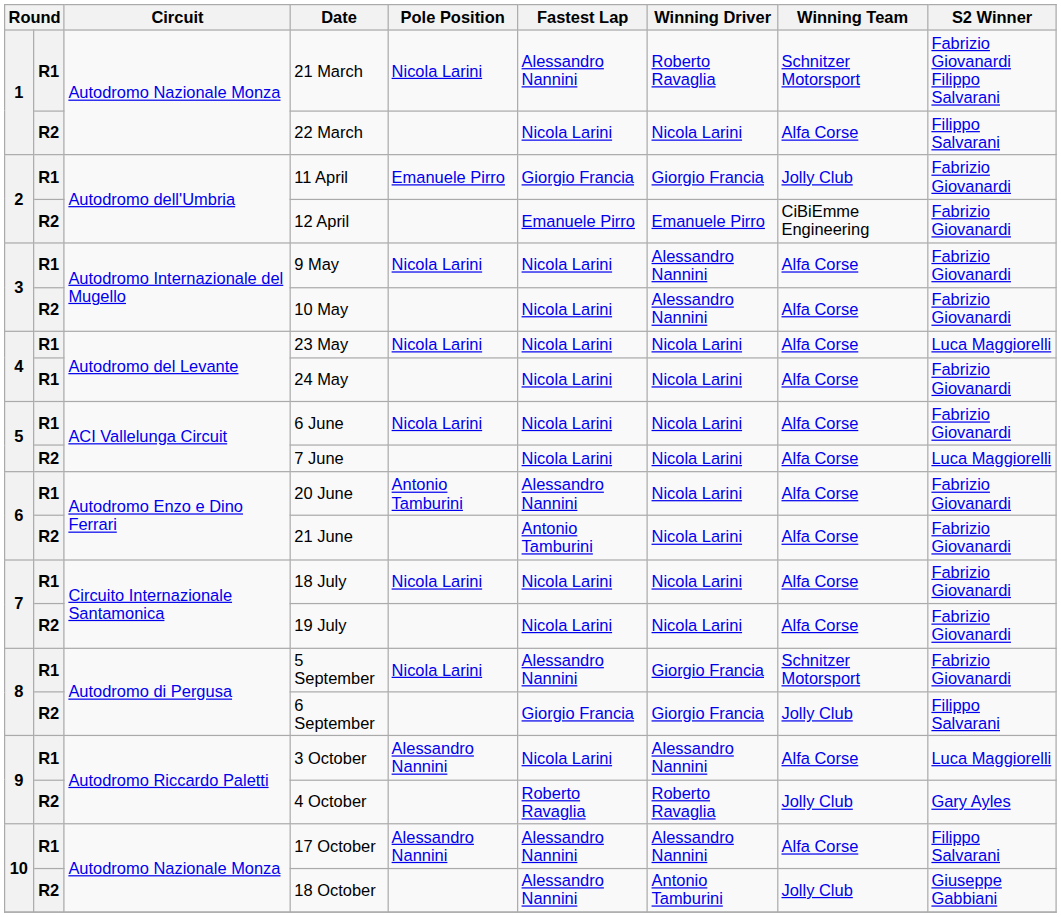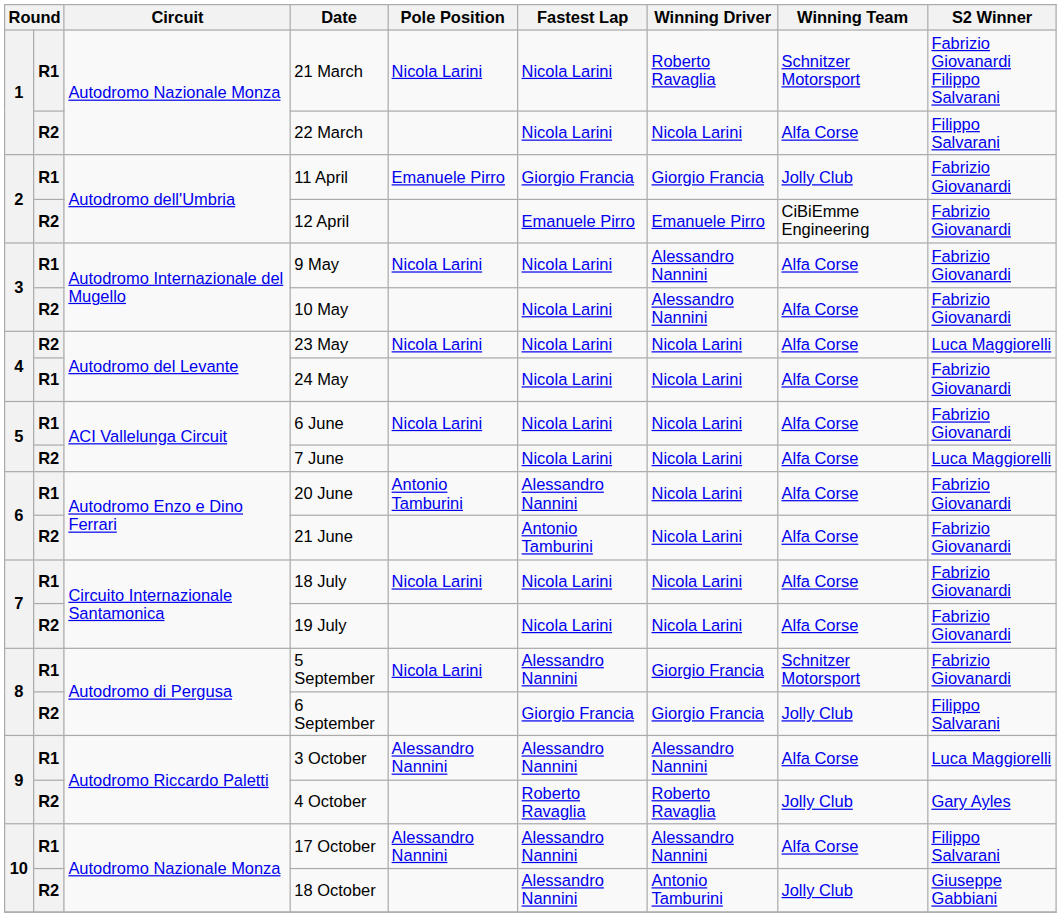(563, 70) Alessandro Nannini -> (567, 70) Nicola Larini
(49, 344) R1 -> (49, 344) R2
(567, 758) Nicola Larini -> (563, 758) Alessandro Nannini
